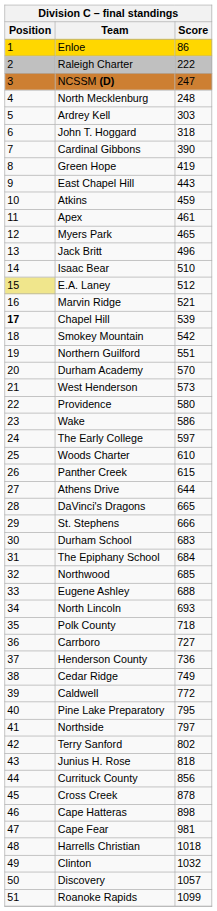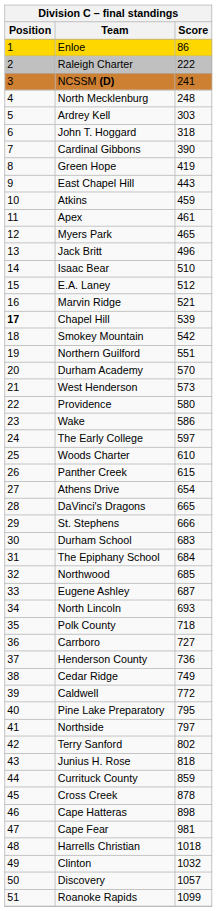(186, 81) 247 -> (186, 81) 241
(13, 285) khaki background -> (13, 285) no background
(186, 489) 644 -> (186, 489) 654
(186, 591) 688 -> (186, 591) 687
(186, 778) 856 -> (186, 778) 859
